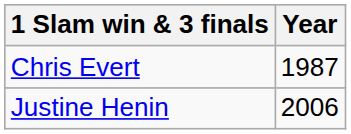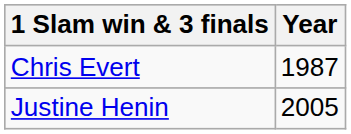(310, 107) 2006 -> (310, 107) 2005
